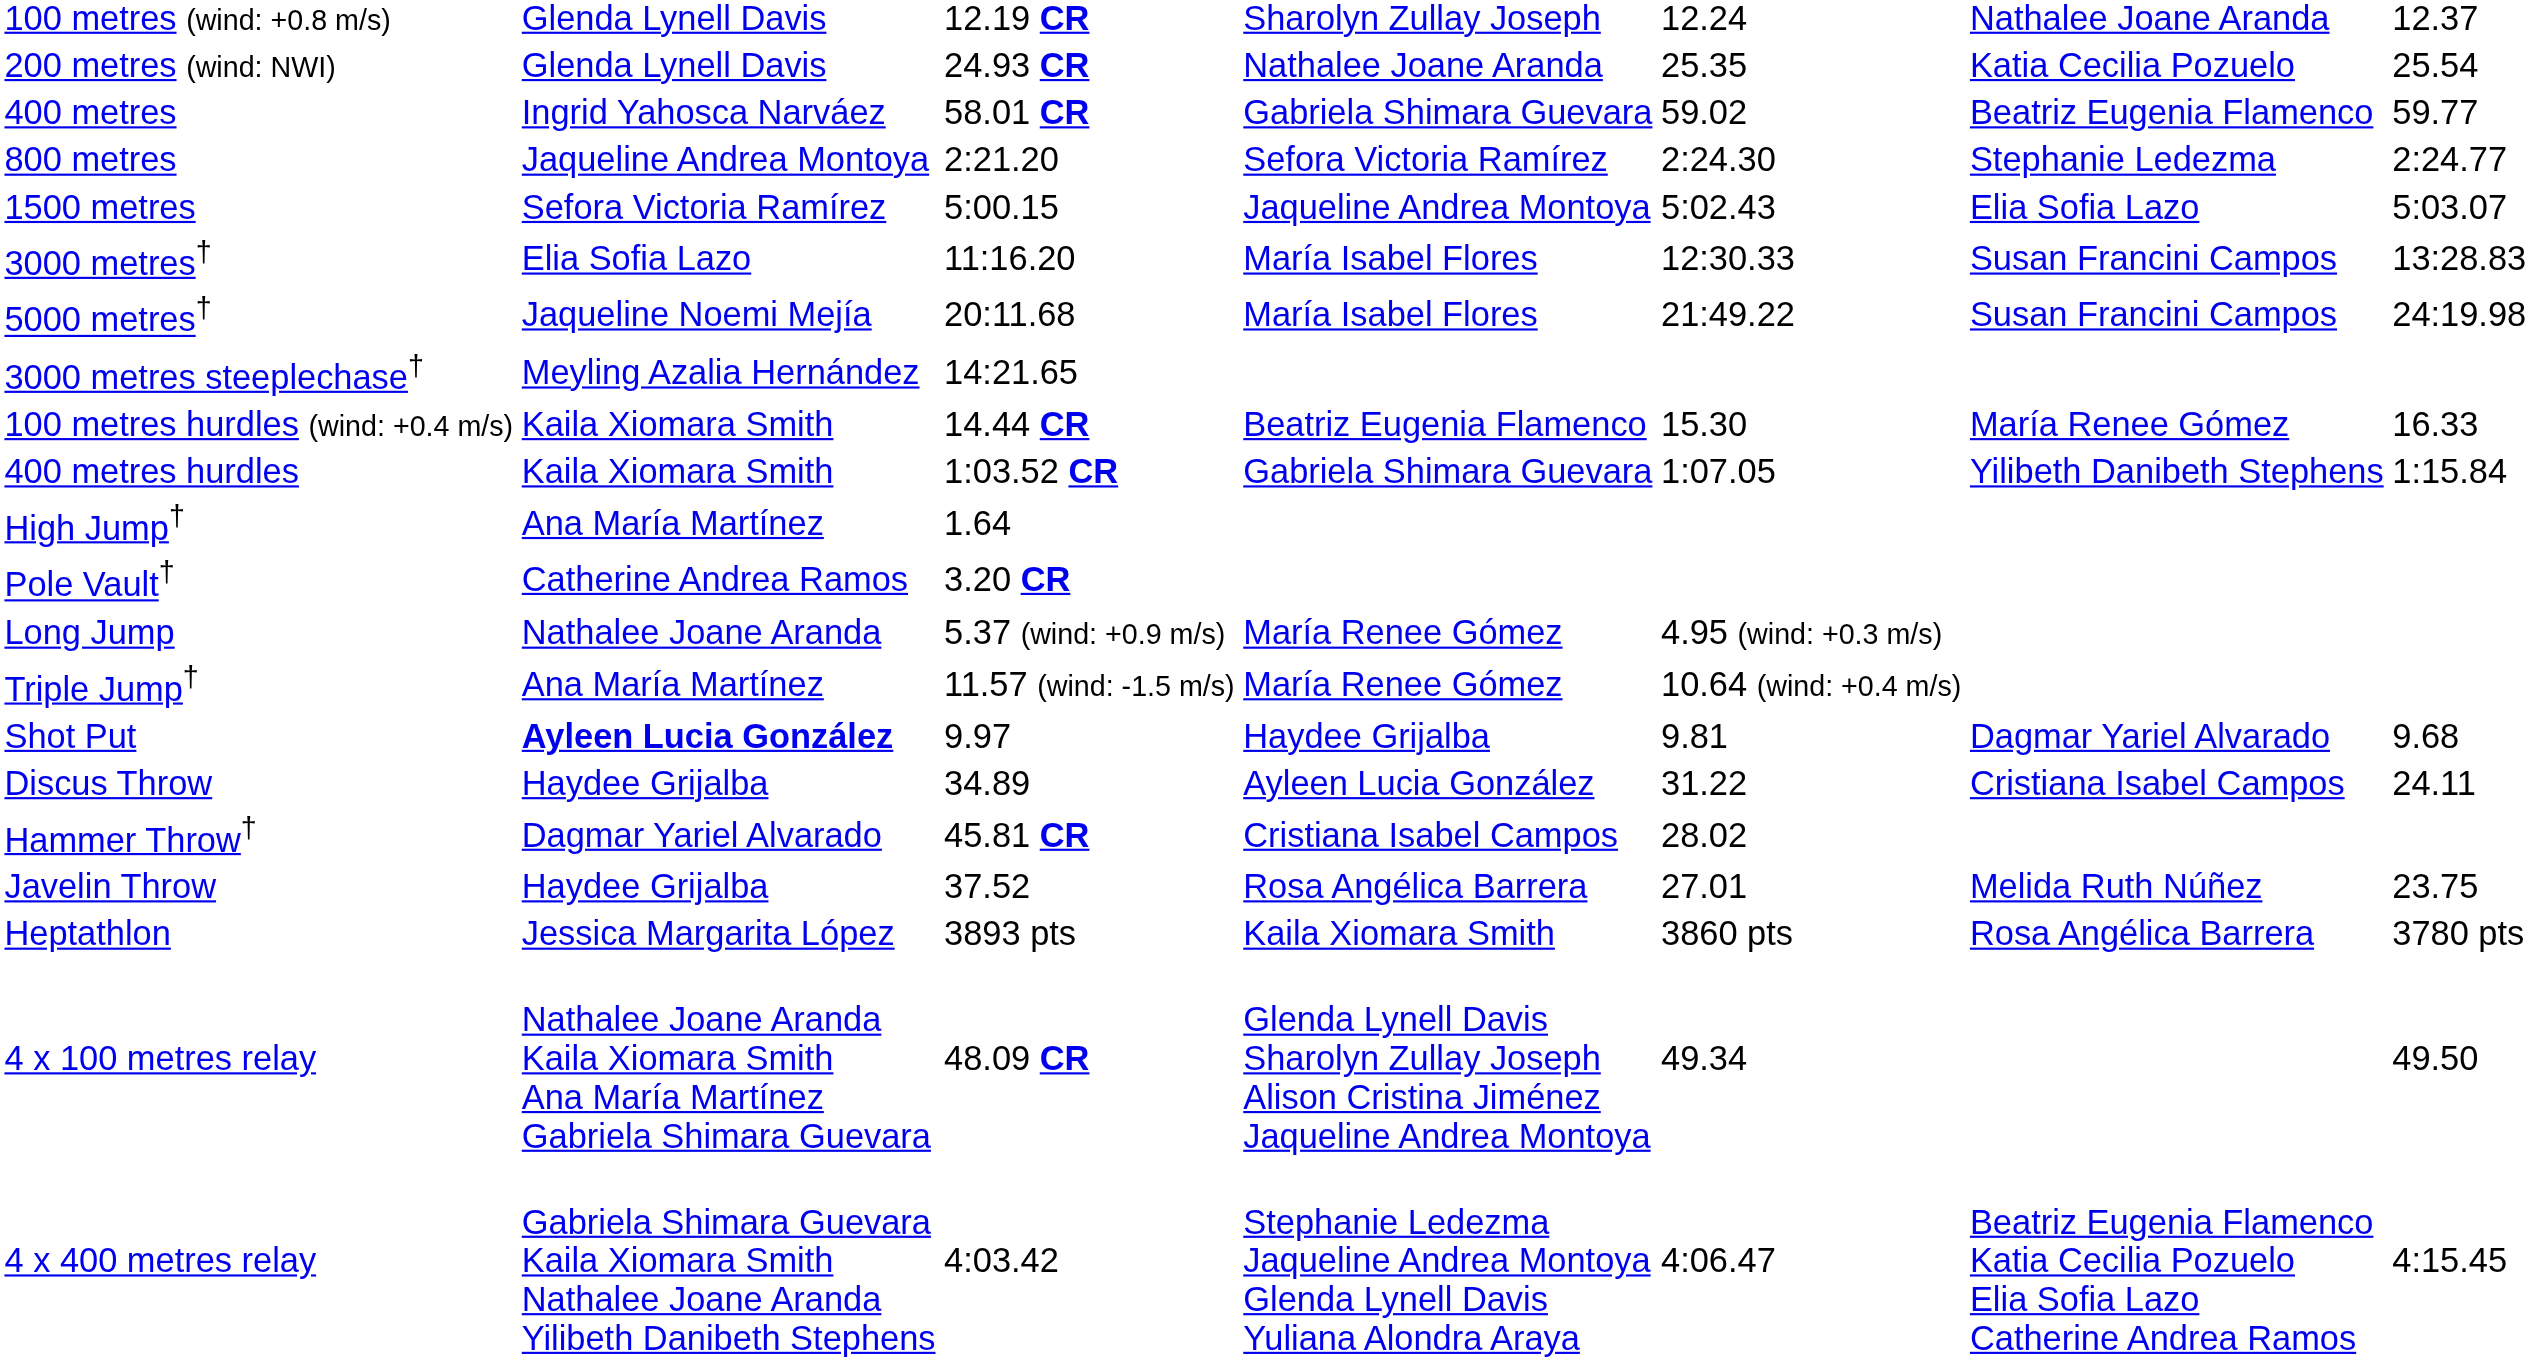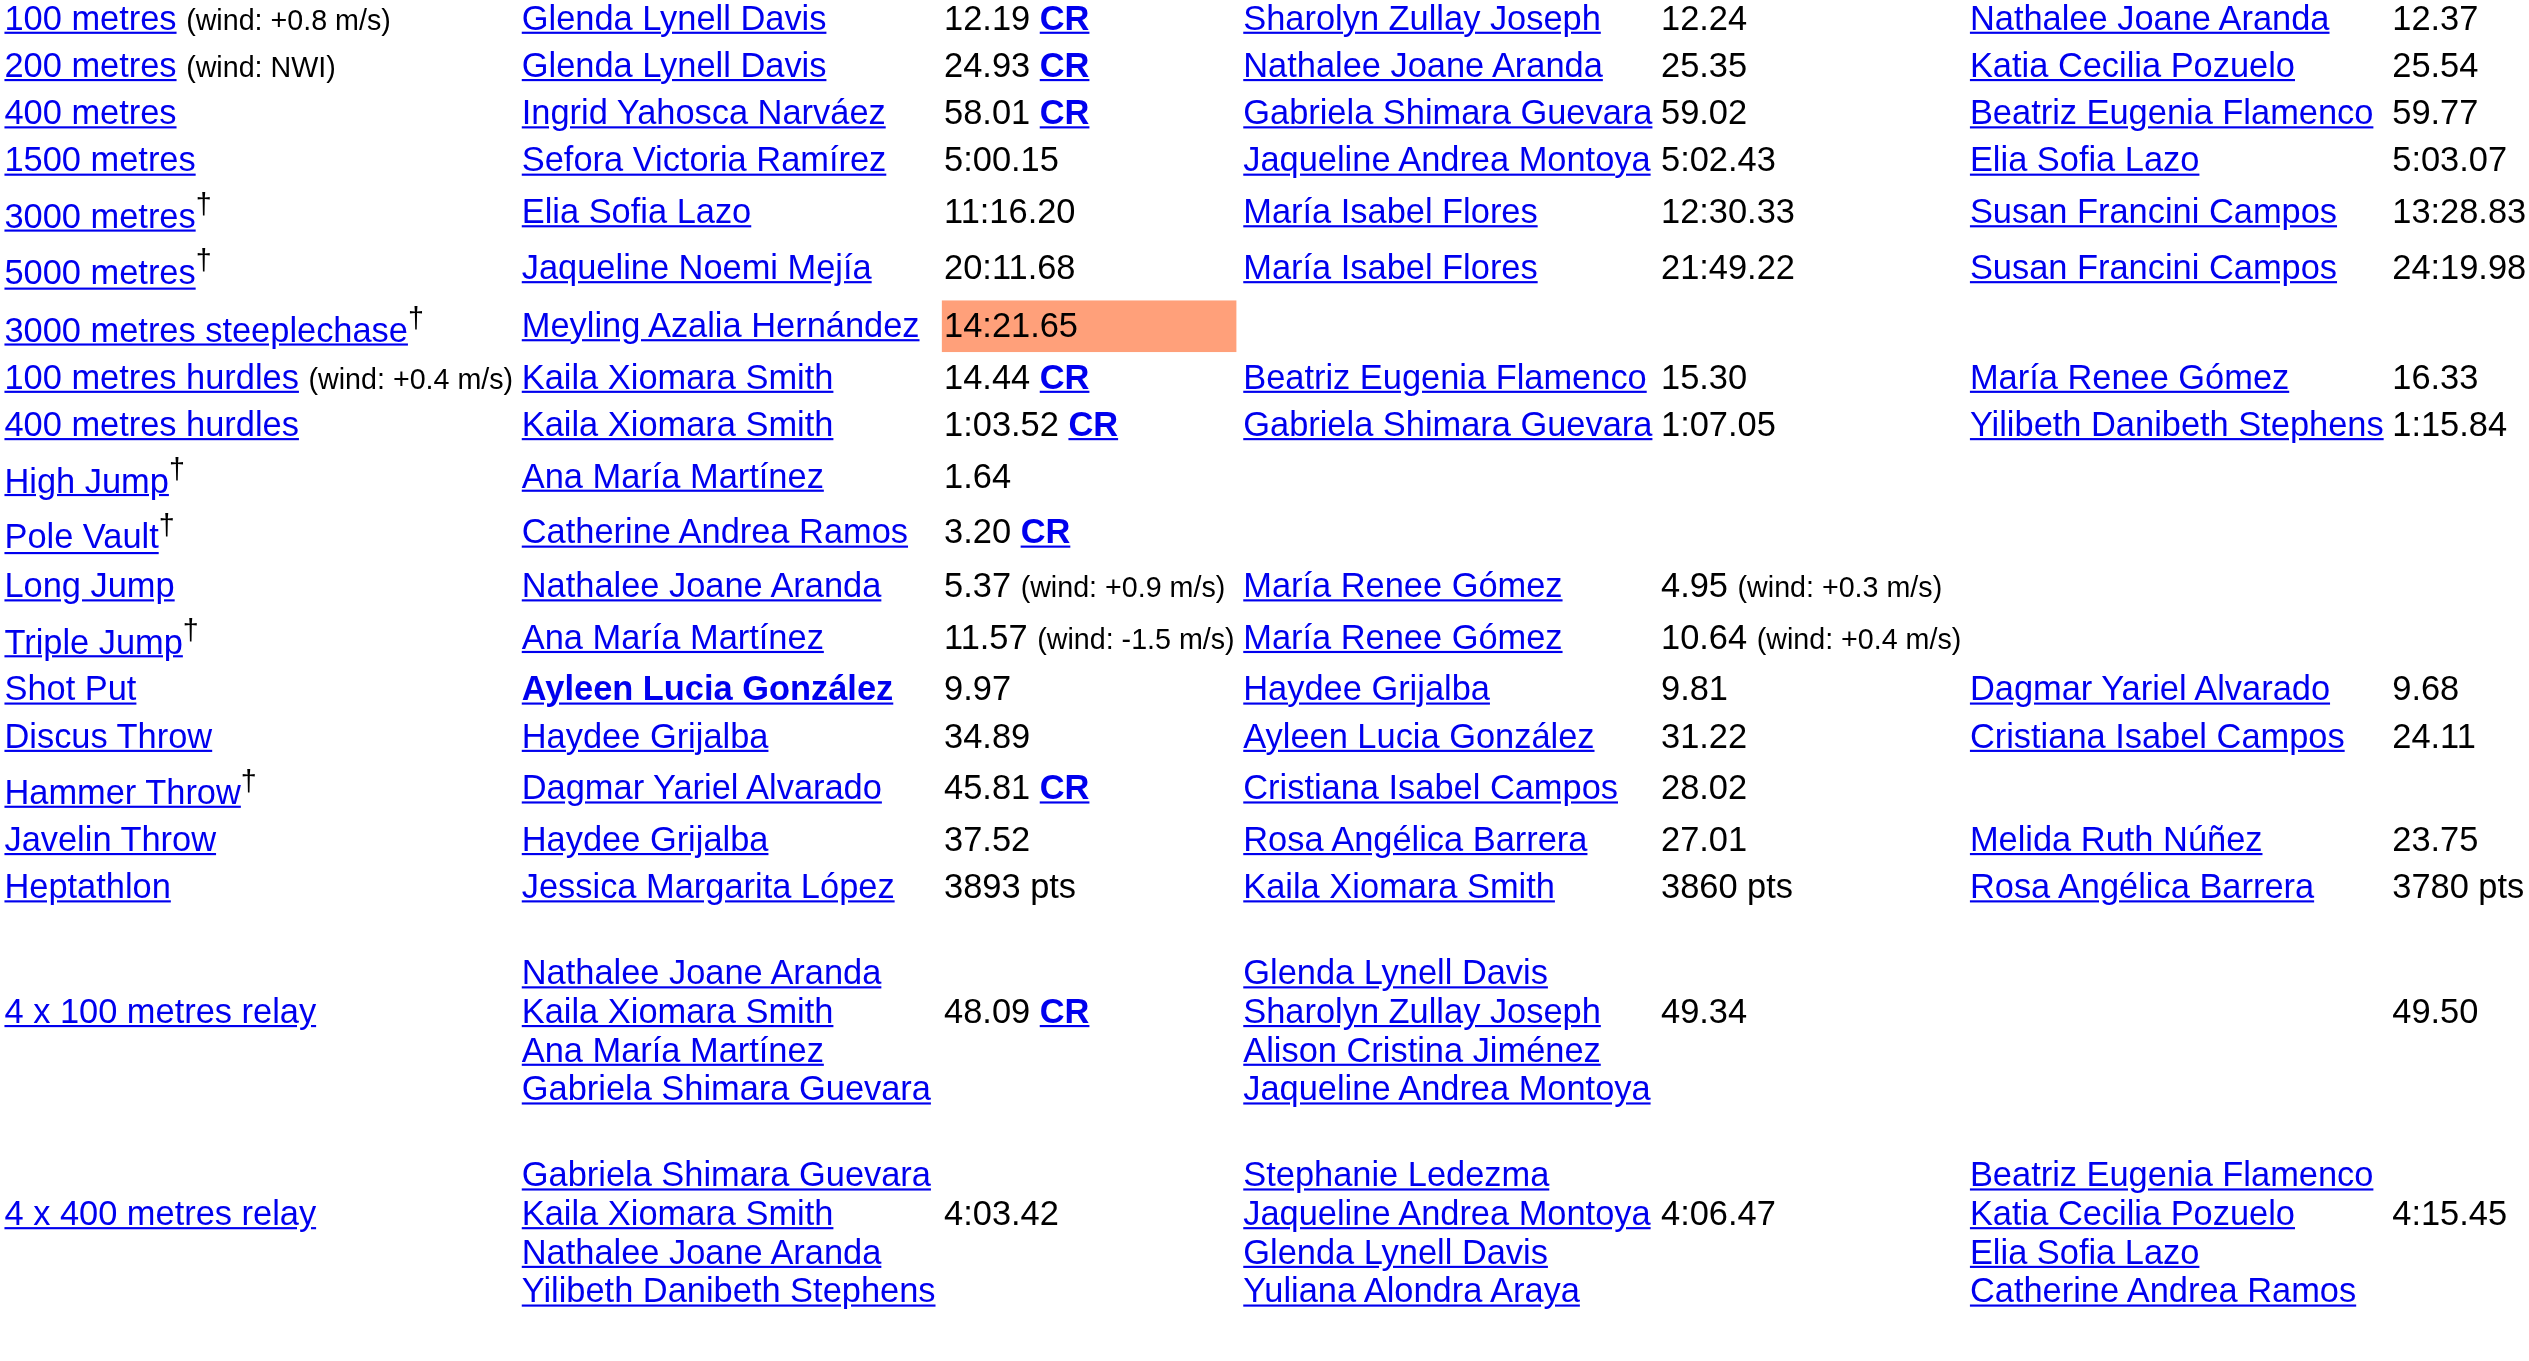- row: (91, 160)
(1011, 372) no background -> (1011, 325) lightsalmon background
